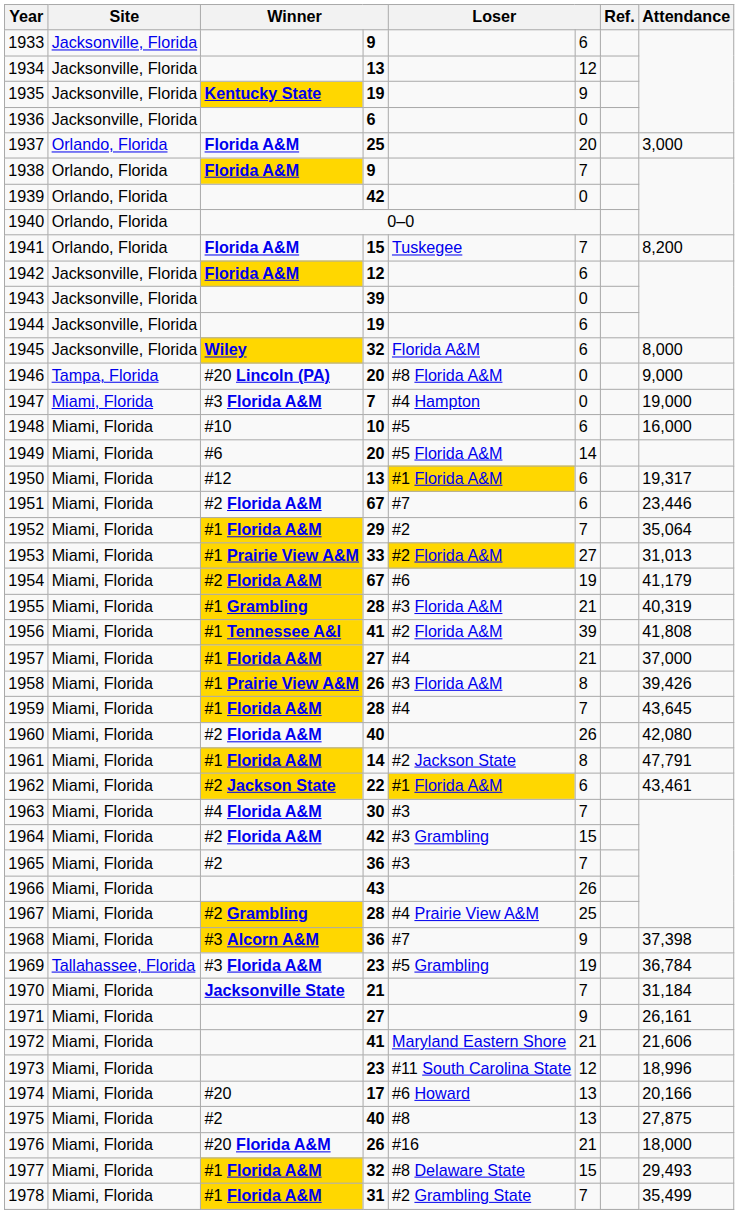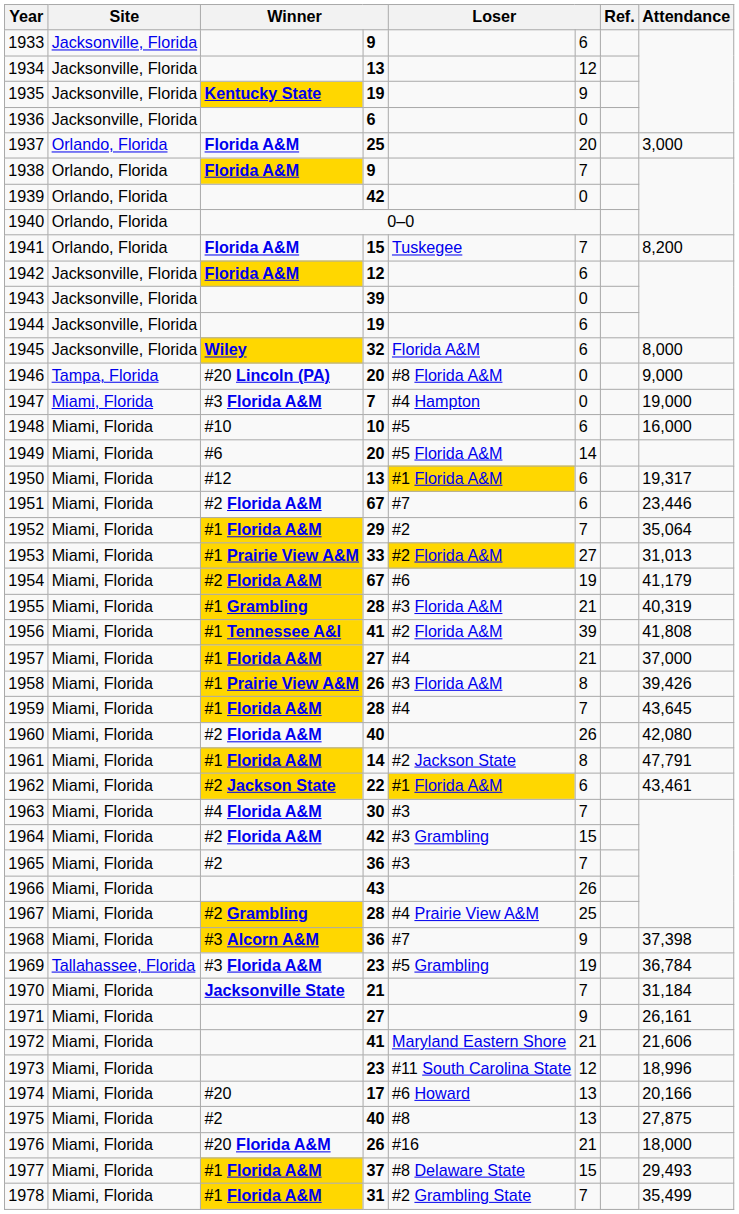(376, 1170) 32 -> (376, 1170) 37
